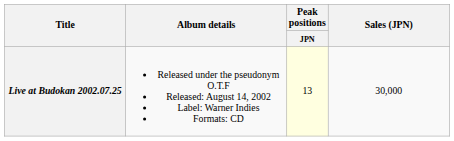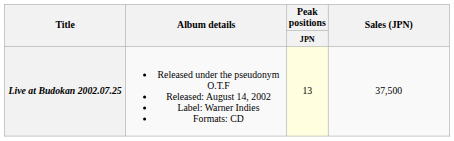(389, 91) 30,000 -> (389, 91) 37,500
